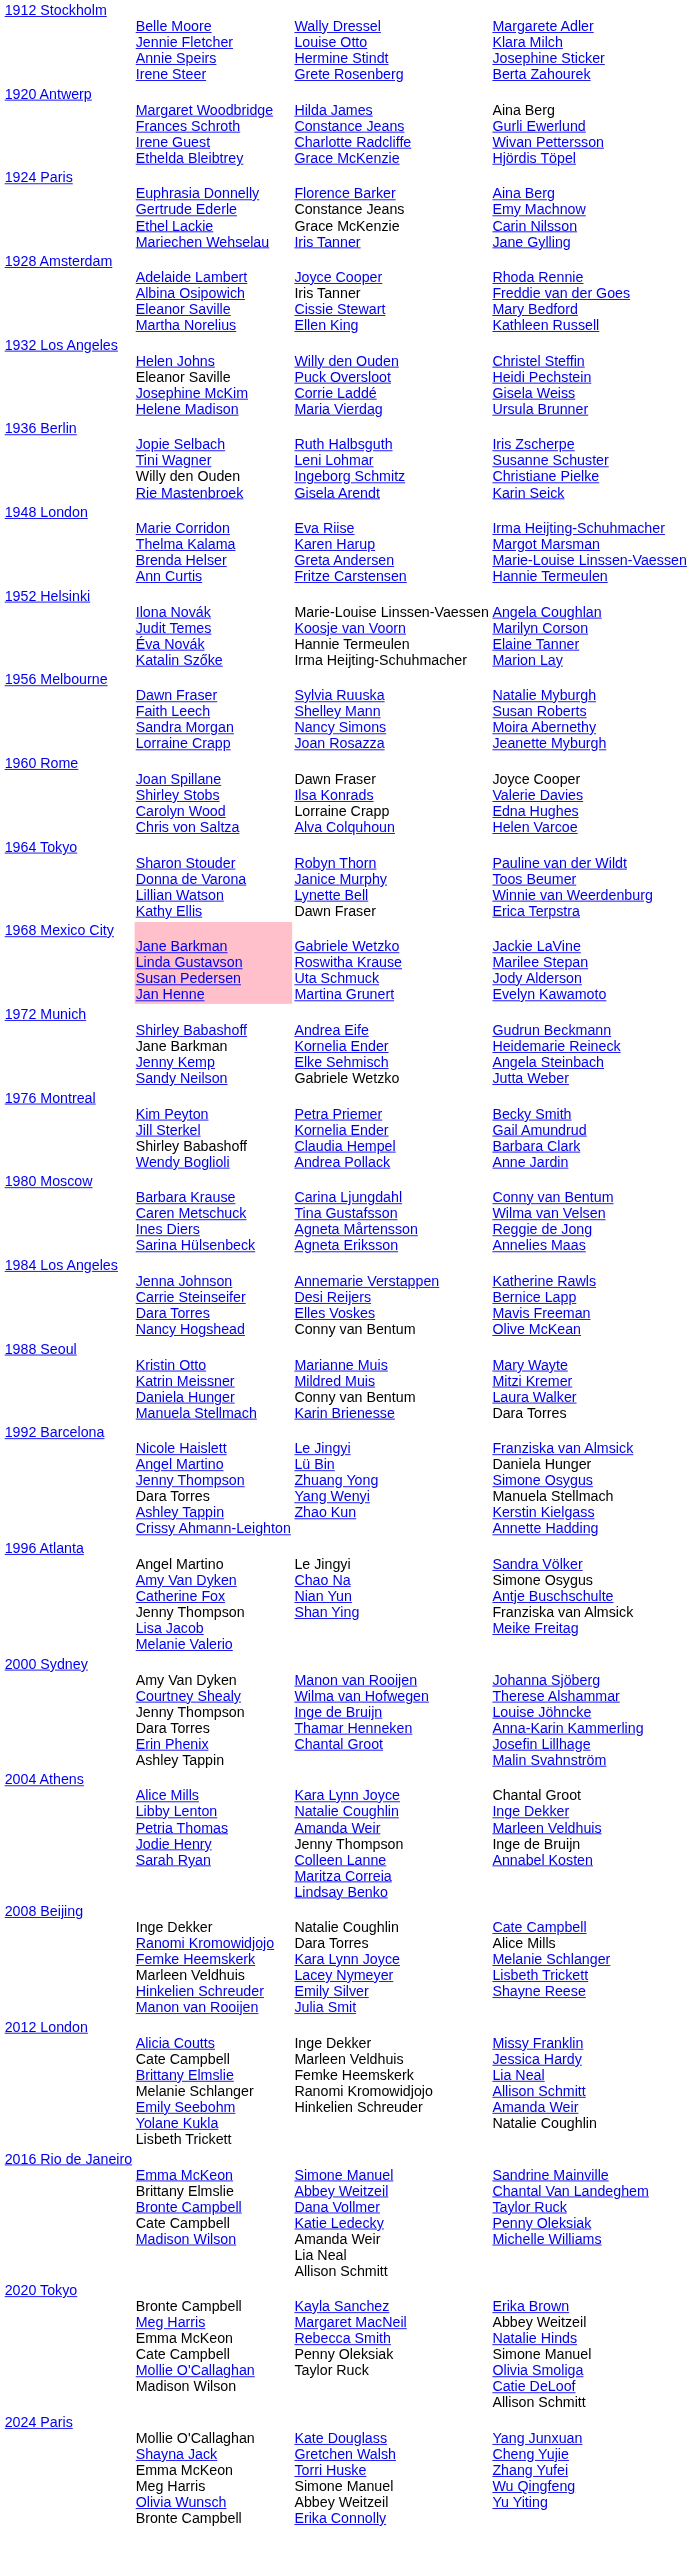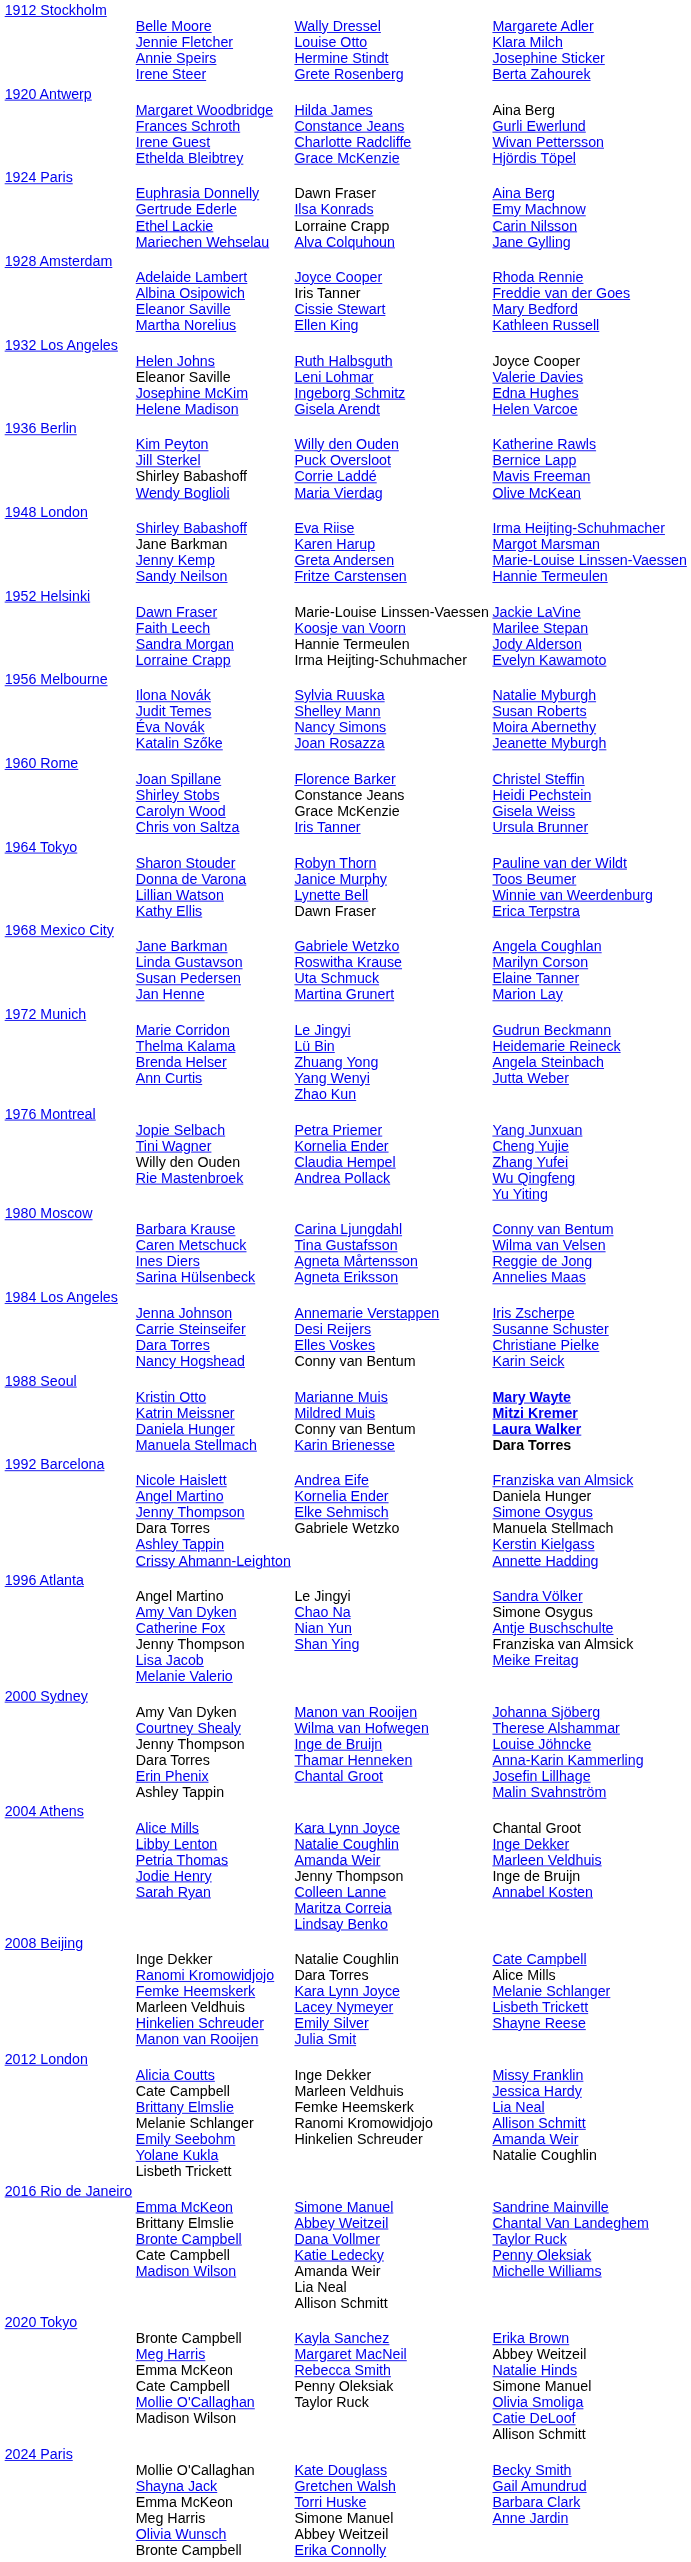(349, 218) Florence Barker Constance Jeans Grace McKenzie Iris Tanner -> (345, 218) Dawn Fraser Ilsa Konrads Lorraine Crapp Alva Colquhoun
(347, 385) Willy den Ouden Puck Oversloot Corrie Laddé Maria Vierdag -> (350, 385) Ruth Halbsguth Leni Lohmar Ingeborg Schmitz Gisela Arendt
(542, 385) Christel Steffin Heidi Pechstein Gisela Weiss Ursula Brunner -> (538, 385) Joyce Cooper Valerie Davies Edna Hughes Helen Varcoe
(190, 469) Jopie Selbach Tini Wagner Willy den Ouden Rie Mastenbroek -> (191, 469) Kim Peyton Jill Sterkel Shirley Babashoff Wendy Boglioli
(350, 469) Ruth Halbsguth Leni Lohmar Ingeborg Schmitz Gisela Arendt -> (347, 469) Willy den Ouden Puck Oversloot Corrie Laddé Maria Vierdag
(551, 469) Iris Zscherpe Susanne Schuster Christiane Pielke Karin Seick -> (544, 469) Katherine Rawls Bernice Lapp Mavis Freeman Olive McKean
(186, 552) Marie Corridon Thelma Kalama Brenda Helser Ann Curtis -> (191, 552) Shirley Babashoff Jane Barkman Jenny Kemp Sandy Neilson
(179, 636) Ilona Novák Judit Temes Éva Novák Katalin Szőke -> (185, 636) Dawn Fraser Faith Leech Sandra Morgan Lorraine Crapp
(547, 636) Angela Coughlan Marilyn Corson Elaine Tanner Marion Lay -> (549, 636) Jackie LaVine Marilee Stepan Jody Alderson Evelyn Kawamoto
(185, 720) Dawn Fraser Faith Leech Sandra Morgan Lorraine Crapp -> (179, 720) Ilona Novák Judit Temes Éva Novák Katalin Szőke
(345, 803) Dawn Fraser Ilsa Konrads Lorraine Crapp Alva Colquhoun -> (349, 803) Florence Barker Constance Jeans Grace McKenzie Iris Tanner
(538, 803) Joyce Cooper Valerie Davies Edna Hughes Helen Varcoe -> (542, 803) Christel Steffin Heidi Pechstein Gisela Weiss Ursula Brunner
(189, 971) pink background -> (189, 971) no background
(549, 971) Jackie LaVine Marilee Stepan Jody Alderson Evelyn Kawamoto -> (547, 971) Angela Coughlan Marilyn Corson Elaine Tanner Marion Lay
(191, 1054) Shirley Babashoff Jane Barkman Jenny Kemp Sandy Neilson -> (186, 1054) Marie Corridon Thelma Kalama Brenda Helser Ann Curtis
(347, 1054) Andrea Eife Kornelia Ender Elke Sehmisch Gabriele Wetzko -> (336, 1062) Le Jingyi Lü Bin Zhuang Yong Yang Wenyi Zhao Kun
(191, 1138) Kim Peyton Jill Sterkel Shirley Babashoff Wendy Boglioli -> (190, 1154) Jopie Selbach Tini Wagner Willy den Ouden Rie Mastenbroek
(540, 1138) Becky Smith Gail Amundrud Barbara Clark Anne Jardin -> (537, 1162) Yang Junxuan Cheng Yujie Zhang Yufei Wu Qingfeng Yu Yiting
(544, 1305) Katherine Rawls Bernice Lapp Mavis Freeman Olive McKean -> (551, 1337) Iris Zscherpe Susanne Schuster Christiane Pielke Karin Seick
(534, 1389) normal -> (537, 1421) bold
(336, 1481) Le Jingyi Lü Bin Zhuang Yong Yang Wenyi Zhao Kun -> (347, 1505) Andrea Eife Kornelia Ender Elke Sehmisch Gabriele Wetzko
(537, 2470) Yang Junxuan Cheng Yujie Zhang Yufei Wu Qingfeng Yu Yiting -> (540, 2494) Becky Smith Gail Amundrud Barbara Clark Anne Jardin
